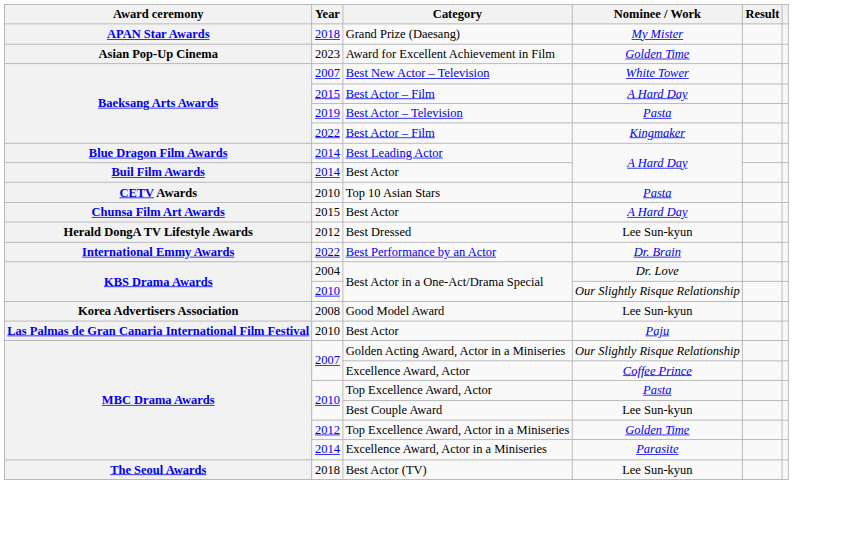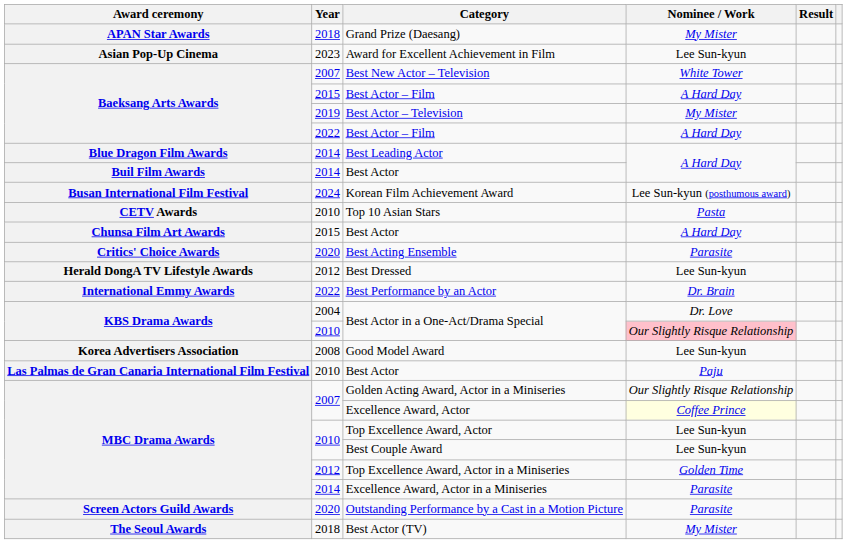(657, 53) Golden Time -> (711, 53) Lee Sun-kyun
(657, 113) Pasta -> (711, 113) My Mister
(657, 133) Kingmaker -> (711, 133) A Hard Day
+ row: (327, 192)
+ row: (327, 251)
(657, 291) no background -> (711, 331) pink background
(657, 370) no background -> (711, 410) lightyellow background
(657, 390) Pasta -> (711, 430) Lee Sun-kyun
+ row: (327, 509)
(657, 469) Lee Sun-kyun -> (711, 529) My Mister
